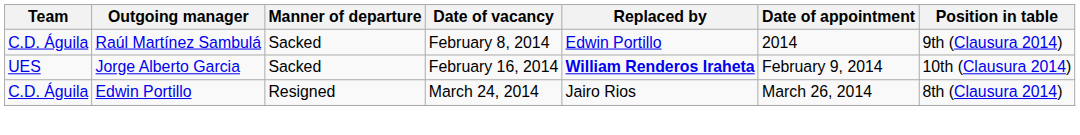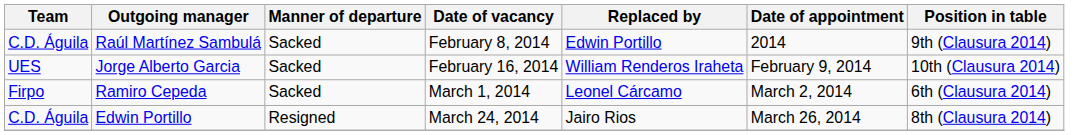(660, 67) bold -> (654, 67) normal
+ row: (151, 92)
